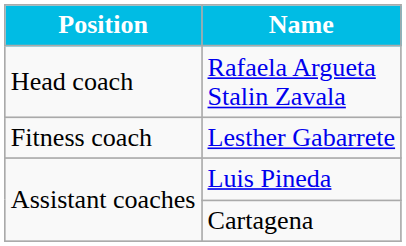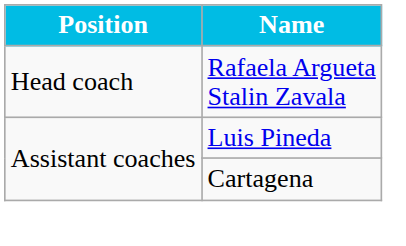- row: (301, 137)
